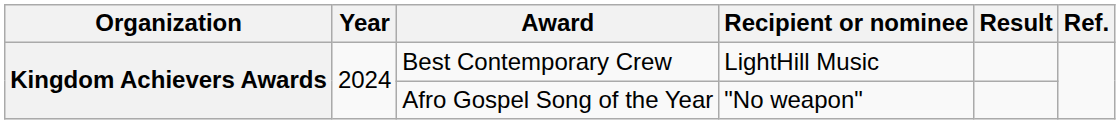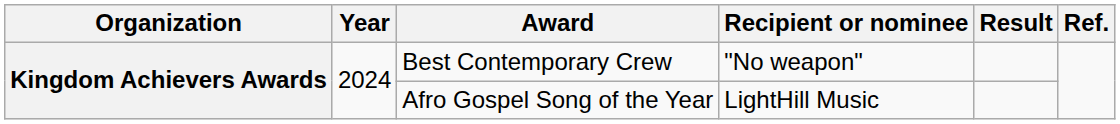(802, 61) LightHill Music -> (794, 61) "No weapon"
(794, 99) "No weapon" -> (802, 99) LightHill Music
